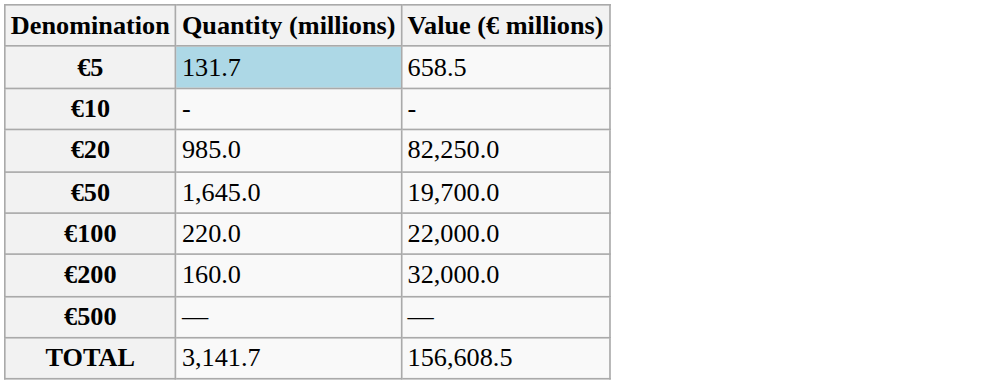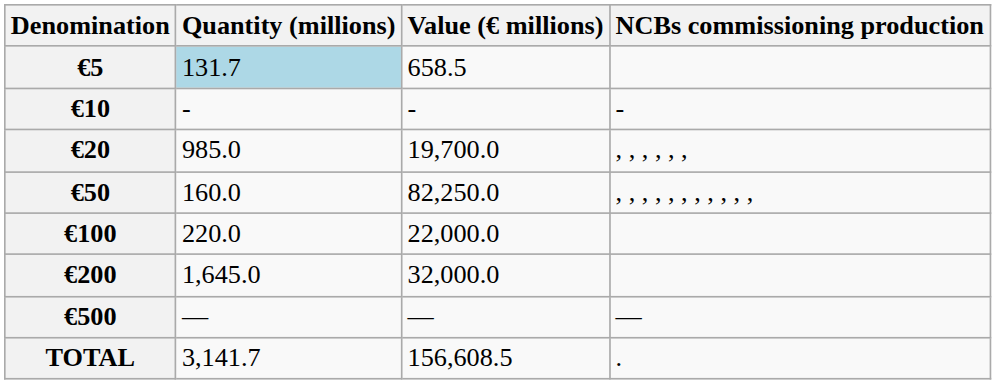+ column: (800, 25)
(453, 150) 82,250.0 -> (453, 150) 19,700.0
(221, 191) 1,645.0 -> (211, 191) 160.0
(453, 191) 19,700.0 -> (453, 191) 82,250.0
(211, 274) 160.0 -> (221, 274) 1,645.0
